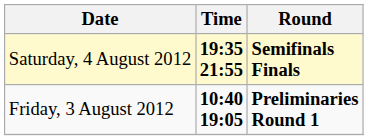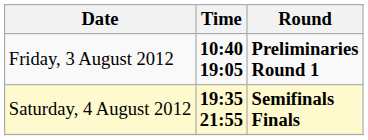rows swapped: (91, 109) <-> (100, 59)
